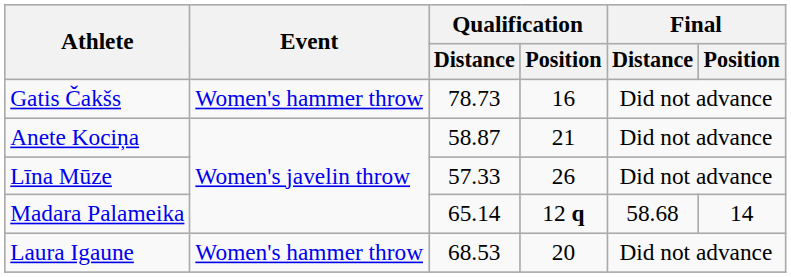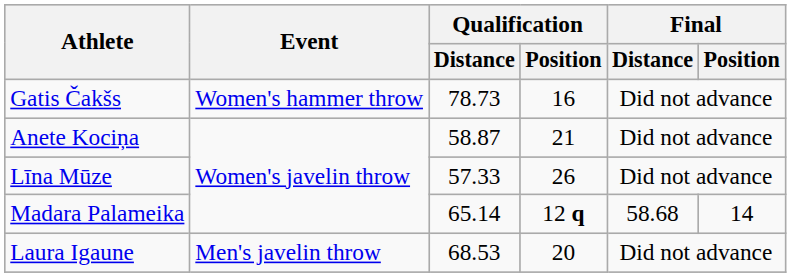(309, 252) Women's hammer throw -> (288, 252) Men's javelin throw
